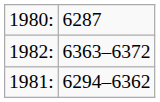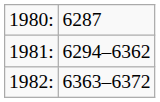rows swapped: (31, 81) <-> (31, 50)
